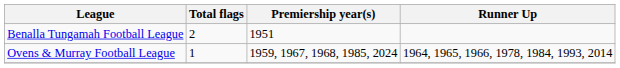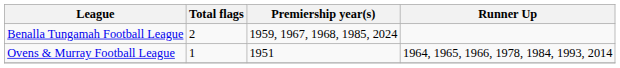(262, 33) 1951 -> (323, 33) 1959, 1967, 1968, 1985, 2024
(323, 53) 1959, 1967, 1968, 1985, 2024 -> (262, 53) 1951
